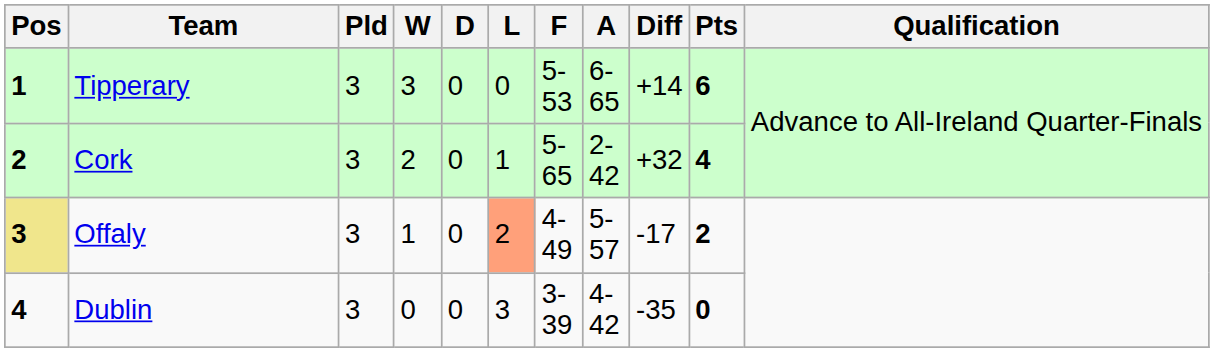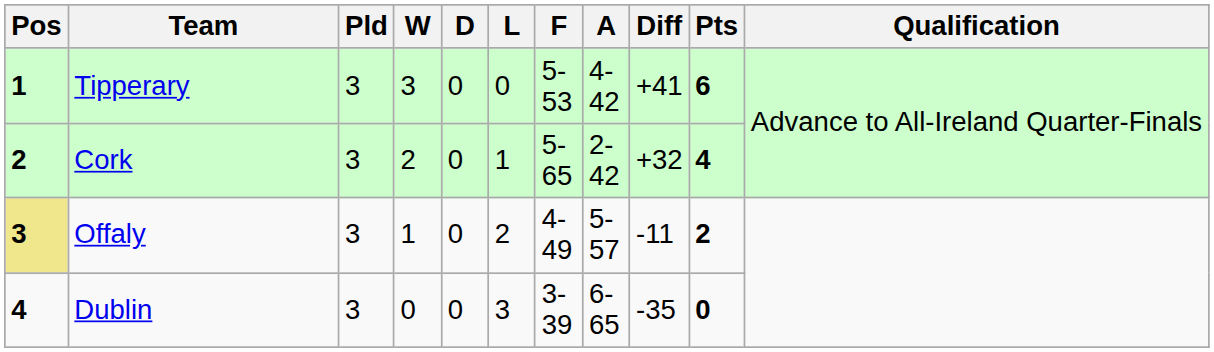(604, 85) 6-65 -> (604, 85) 4-42
(659, 85) +14 -> (659, 85) +41
(502, 234) lightsalmon background -> (502, 234) no background
(656, 234) -17 -> (655, 234) -11
(604, 309) 4-42 -> (604, 309) 6-65
